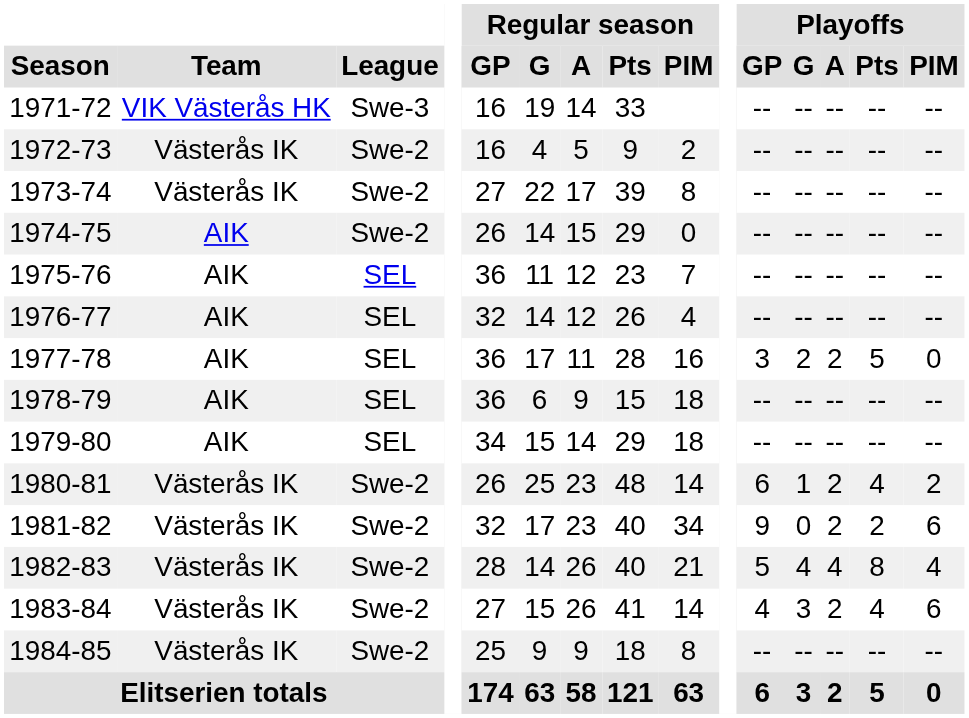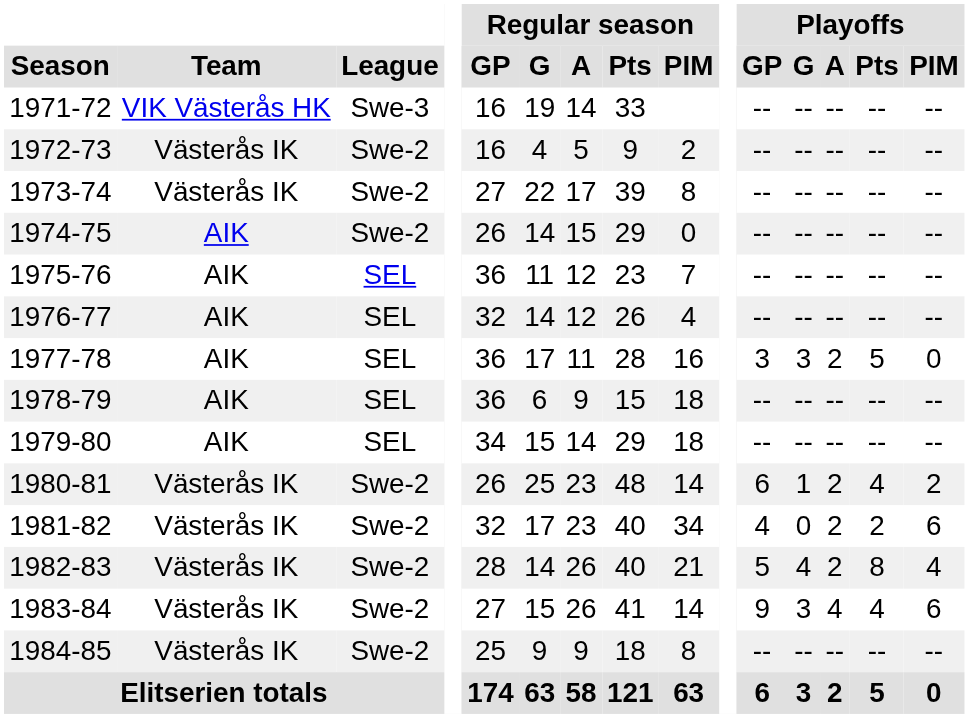(804, 358) 2 -> (804, 358) 3
(762, 525) 9 -> (762, 525) 4
(835, 567) 4 -> (835, 567) 2
(762, 609) 4 -> (762, 609) 9
(835, 609) 2 -> (835, 609) 4
